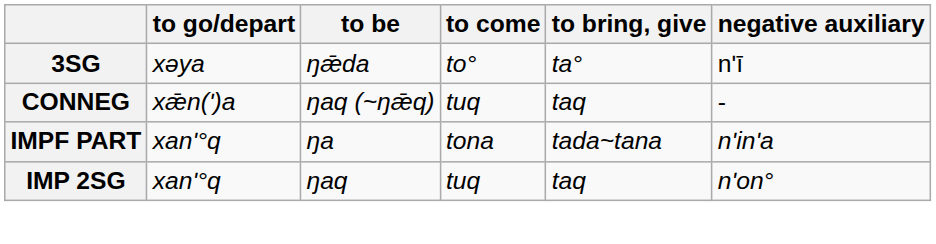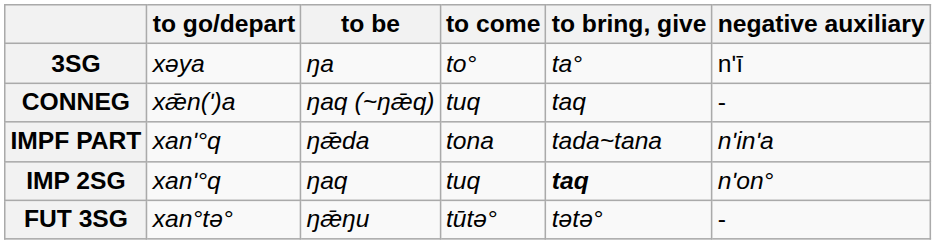(338, 63) ŋǣda -> (320, 63) ŋa
(320, 141) ŋa -> (338, 141) ŋǣda
(569, 180) normal -> (570, 180) bold
+ row: (76, 219)
